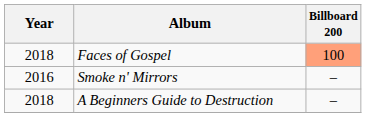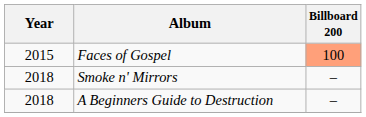(39, 54) 2018 -> (39, 54) 2015
(39, 77) 2016 -> (39, 77) 2018
